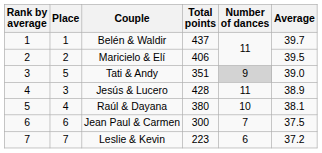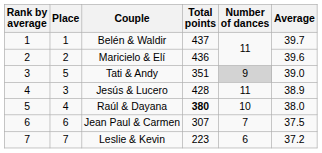(200, 57) 406 -> (200, 57) 436
(294, 57) 39.5 -> (294, 57) 39.6
(200, 106) normal -> (200, 106) bold
(294, 106) 38.1 -> (294, 106) 38.0
(200, 123) 300 -> (200, 123) 307
